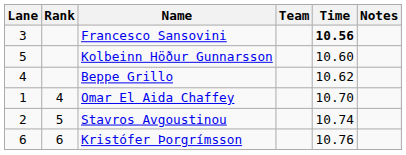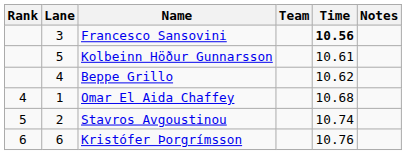columns swapped: (60, 15) <-> (23, 15)
(335, 56) 10.60 -> (335, 56) 10.61
(335, 98) 10.70 -> (335, 98) 10.68
